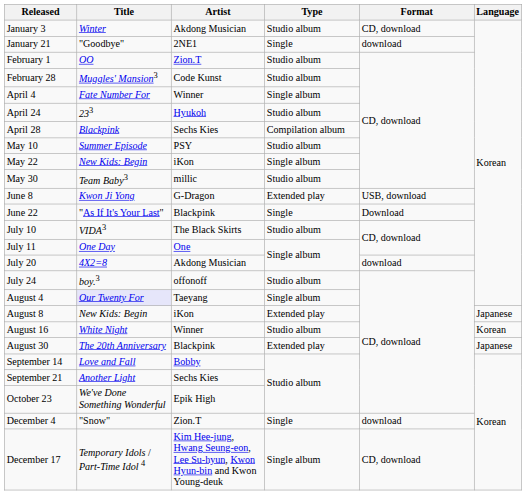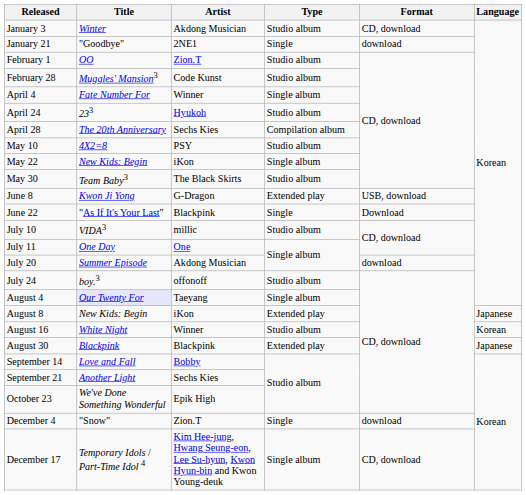(99, 129) Blackpink -> (123, 129) The 20th Anniversary
(113, 145) Summer Episode -> (93, 145) 4X2=8
(185, 179) millic -> (207, 179) The Black Skirts
(207, 229) The Black Skirts -> (185, 229) millic
(93, 263) 4X2=8 -> (113, 263) Summer Episode
(123, 345) The 20th Anniversary -> (99, 345) Blackpink
